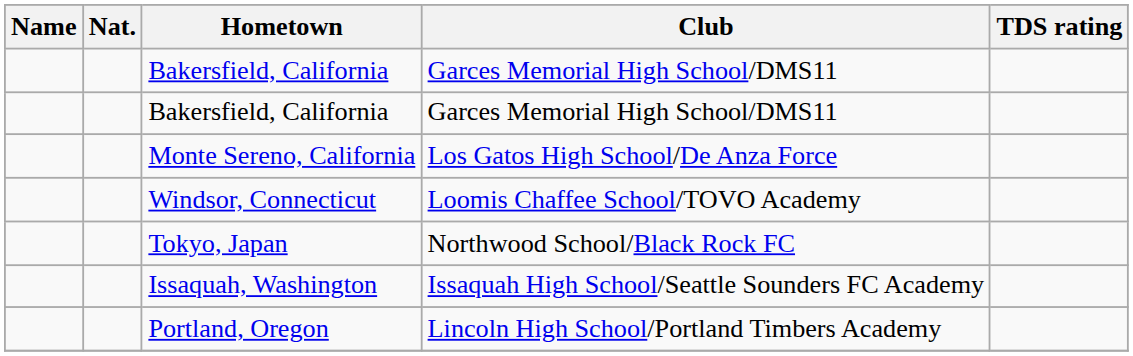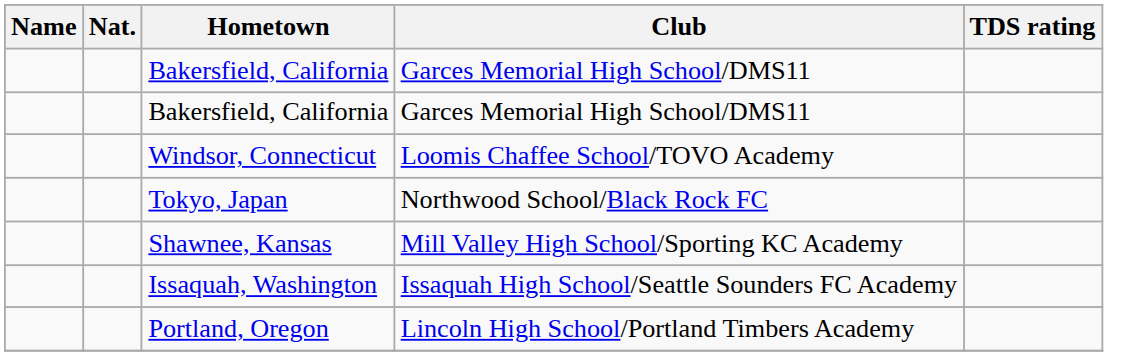- row: (282, 156)
+ row: (240, 242)
